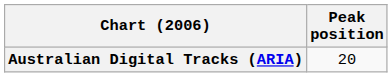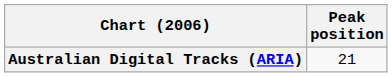(347, 60) 20 -> (347, 60) 21
